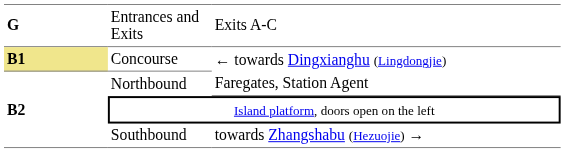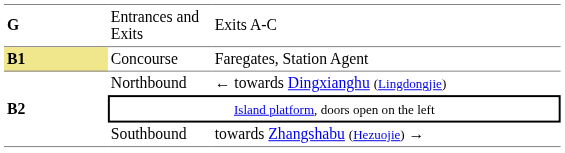(330, 59) ← towards Dingxianghu (Lingdongjie) -> (292, 58) Faregates, Station Agent
(292, 83) Faregates, Station Agent -> (330, 83) ← towards Dingxianghu (Lingdongjie)
